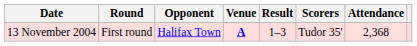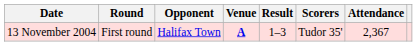(376, 31) 2,368 -> (376, 31) 2,367
